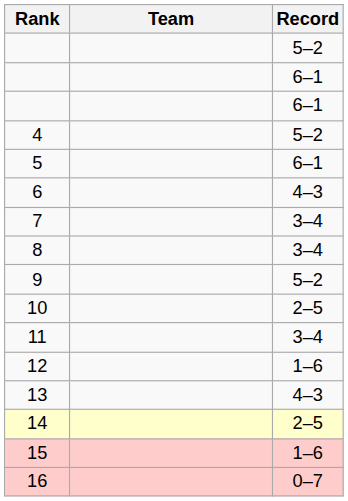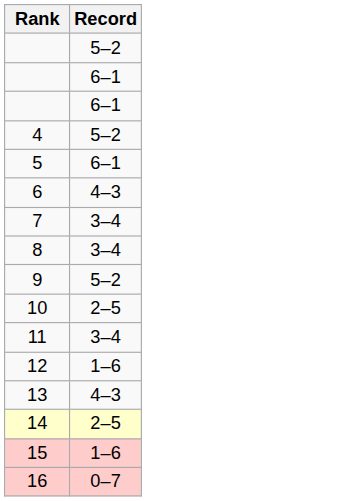- column: (171, 18)
